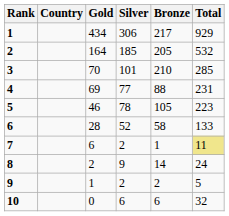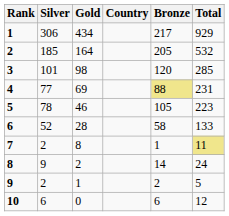columns swapped: (62, 13) <-> (134, 13)
(94, 70) 70 -> (81, 70) 98
(163, 70) 210 -> (163, 70) 120
(160, 88) no background -> (160, 88) khaki background
(91, 145) 6 -> (78, 145) 8
(201, 201) 32 -> (201, 201) 12
